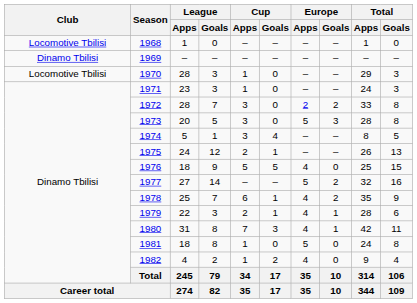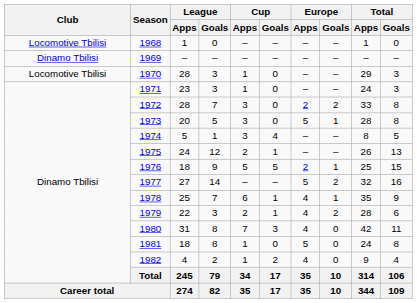(336, 120) 3 -> (336, 120) 1
(306, 167) 4 -> (306, 167) 2
(336, 167) 0 -> (336, 167) 1
(336, 197) 2 -> (336, 197) 1
(336, 213) 1 -> (336, 213) 2
(336, 228) 1 -> (336, 228) 0
